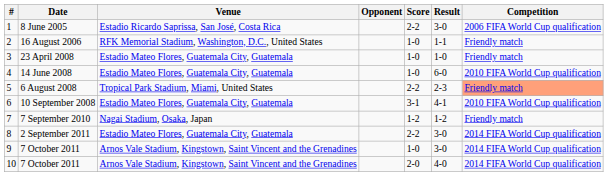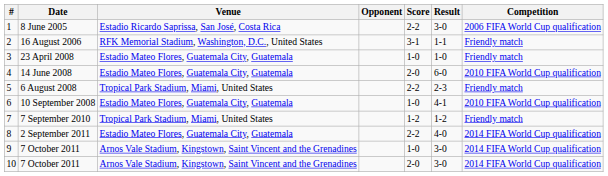(413, 42) 1-0 -> (413, 42) 3-1
(413, 73) 1-0 -> (413, 73) 2-0
(494, 88) lightsalmon background -> (494, 88) no background
(413, 103) 3-1 -> (413, 103) 1-0
(156, 118) Nagai Stadium, Osaka, Japan -> (186, 118) Tropical Park Stadium, Miami, United States
(440, 133) 3-0 -> (440, 133) 4-0
(440, 164) 4-0 -> (440, 164) 3-0
